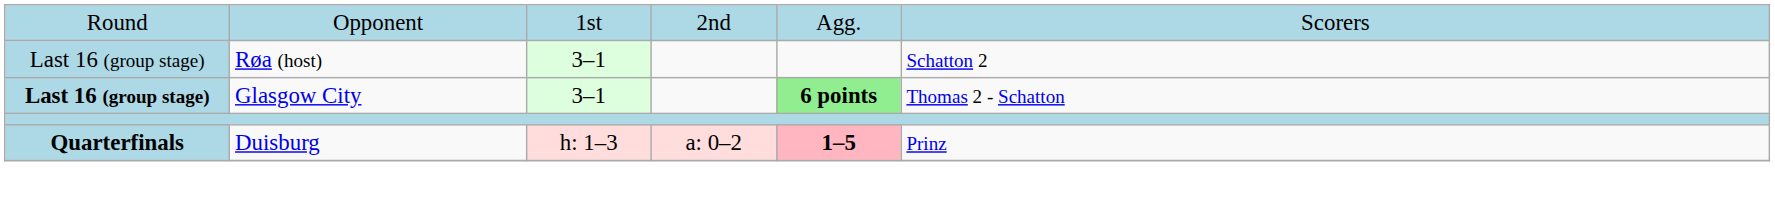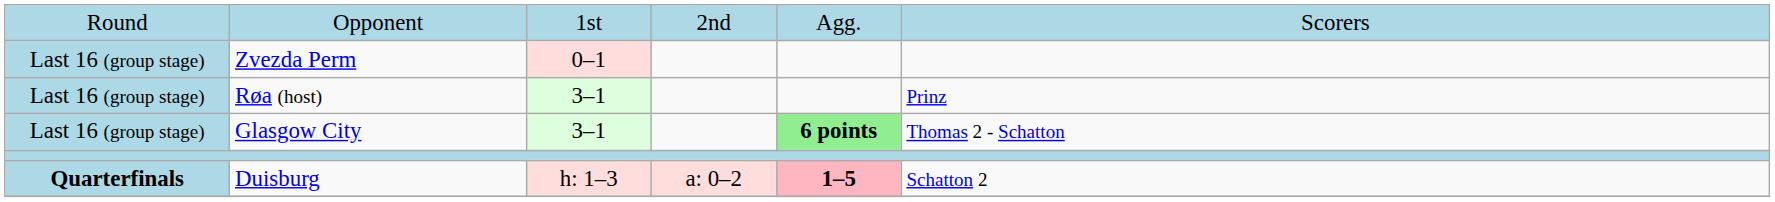+ row: (296, 58)
(947, 60) Schatton 2 -> (927, 96) Prinz
(117, 95) bold -> (117, 131) normal
(927, 143) Prinz -> (947, 179) Schatton 2
